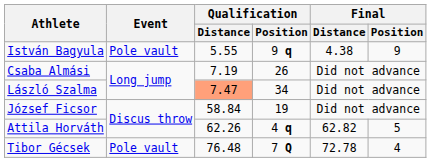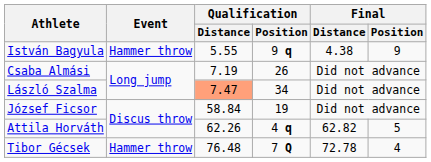(144, 51) Pole vault -> (151, 51) Hammer throw
(144, 147) Pole vault -> (151, 147) Hammer throw
